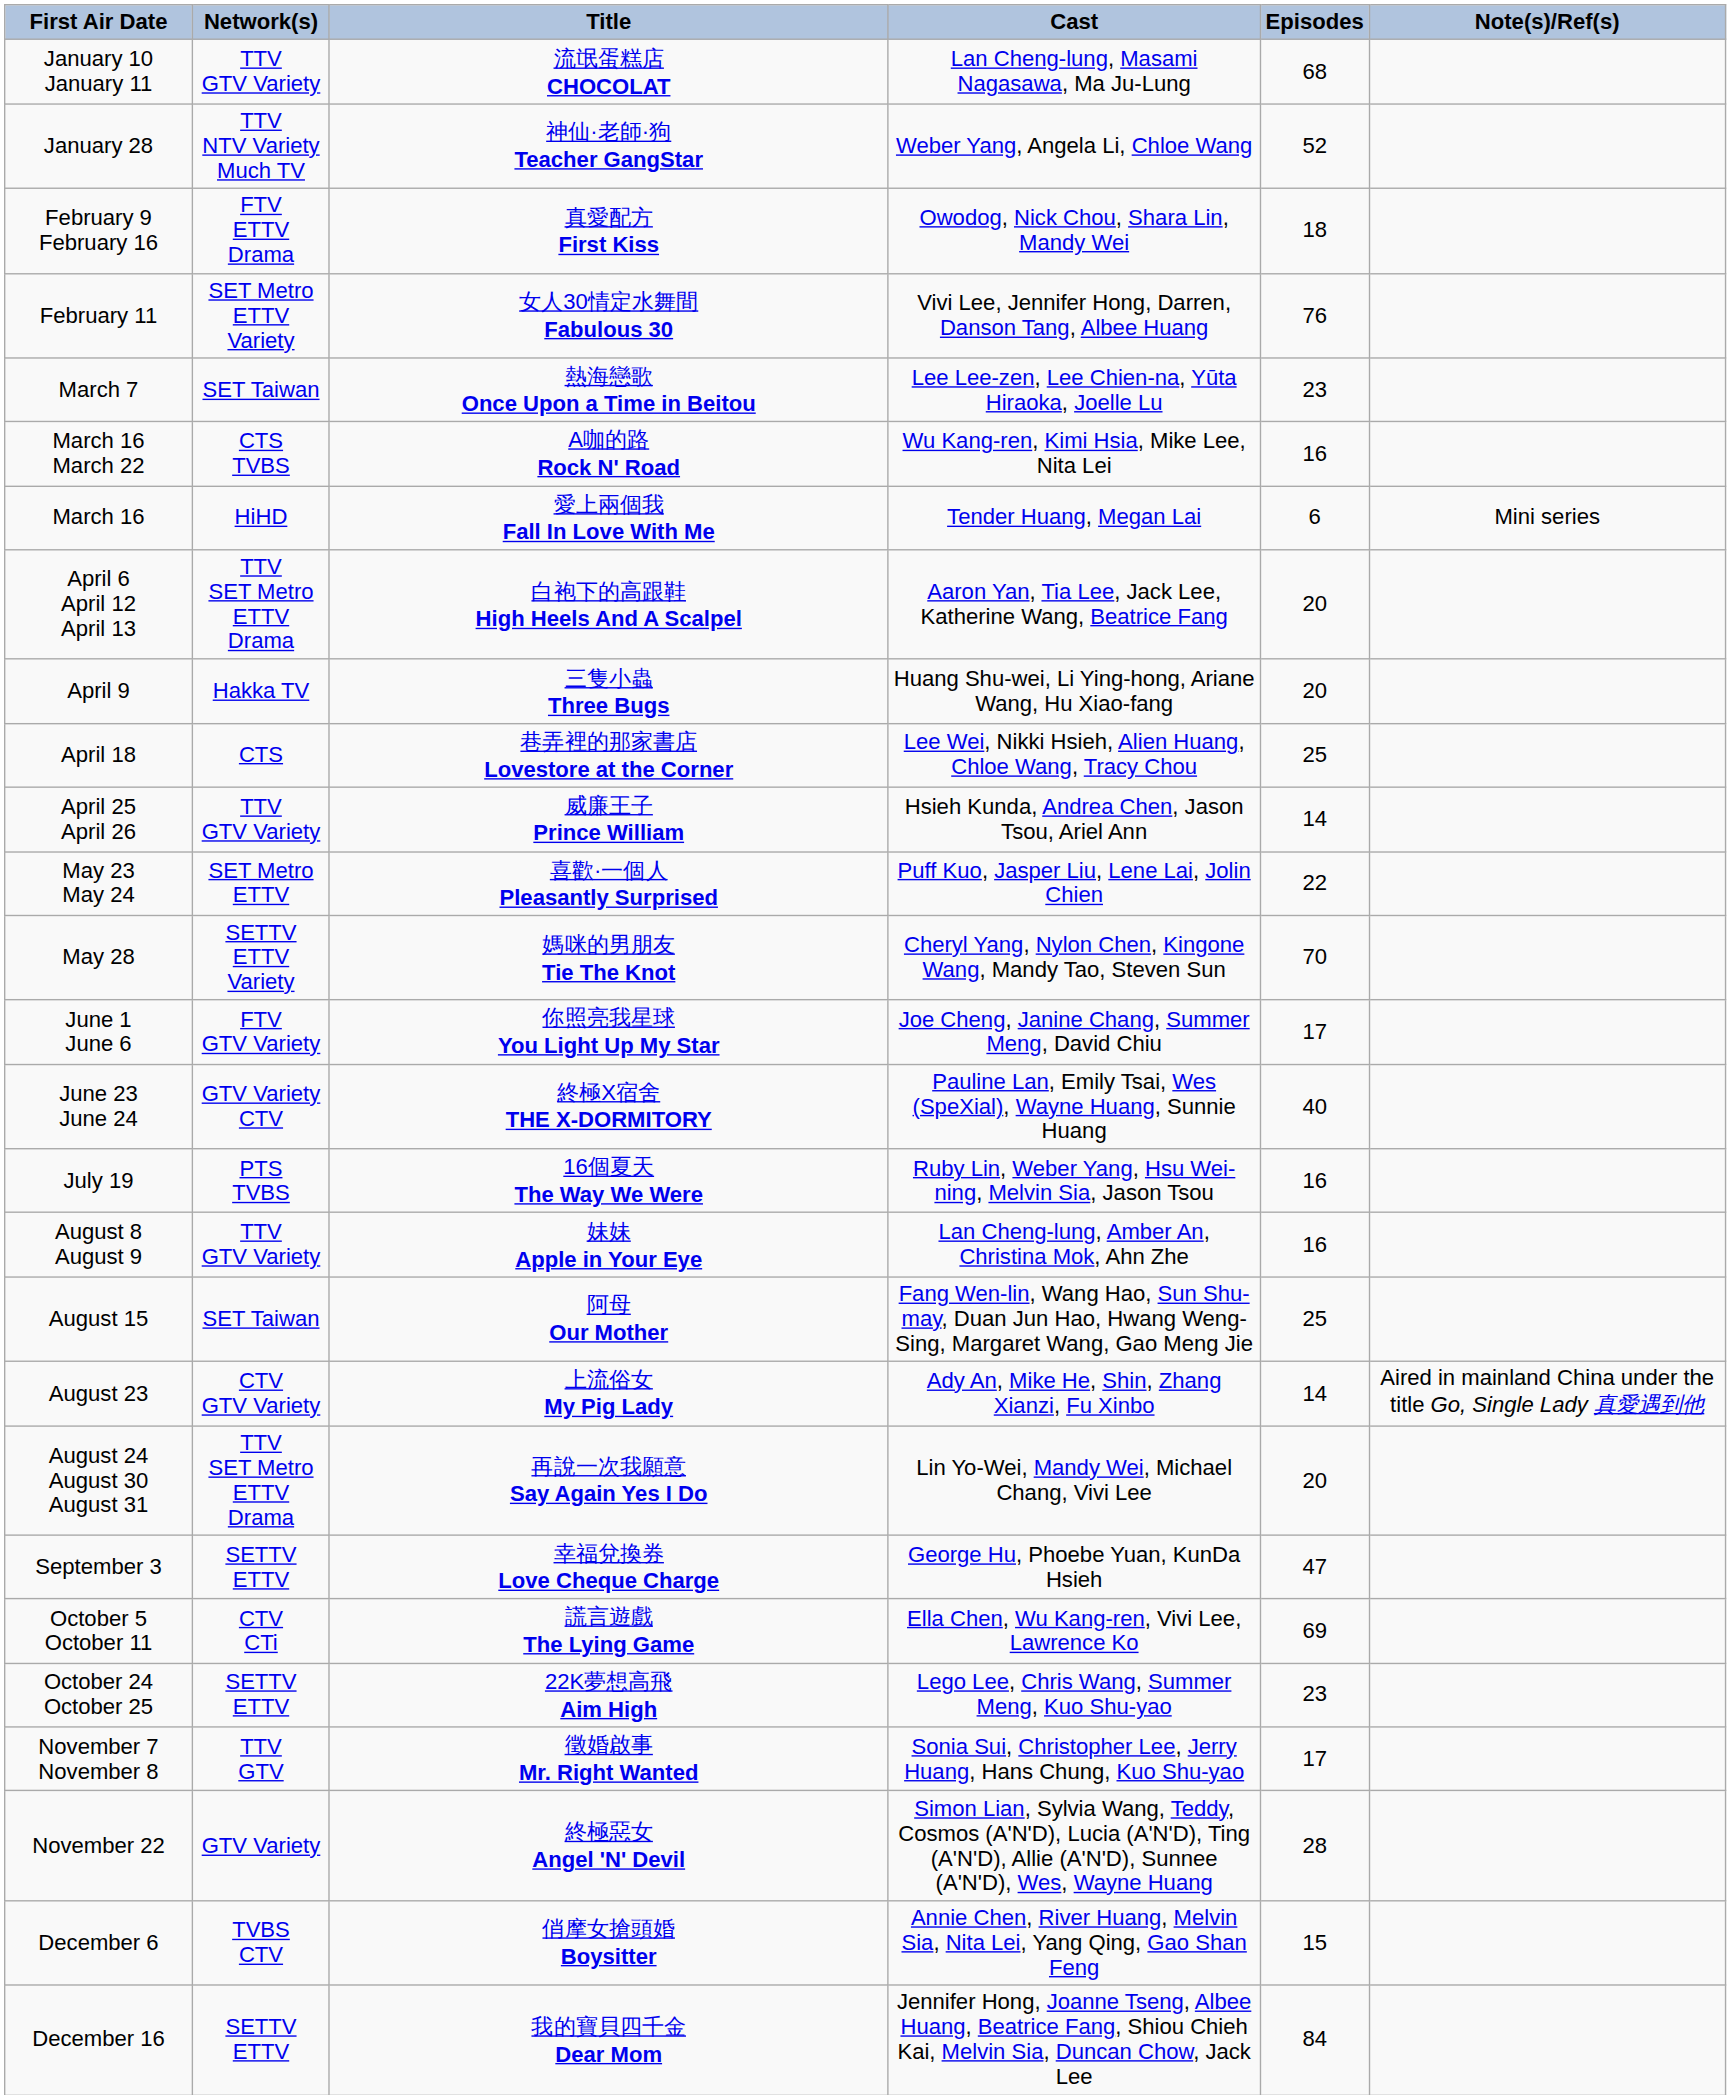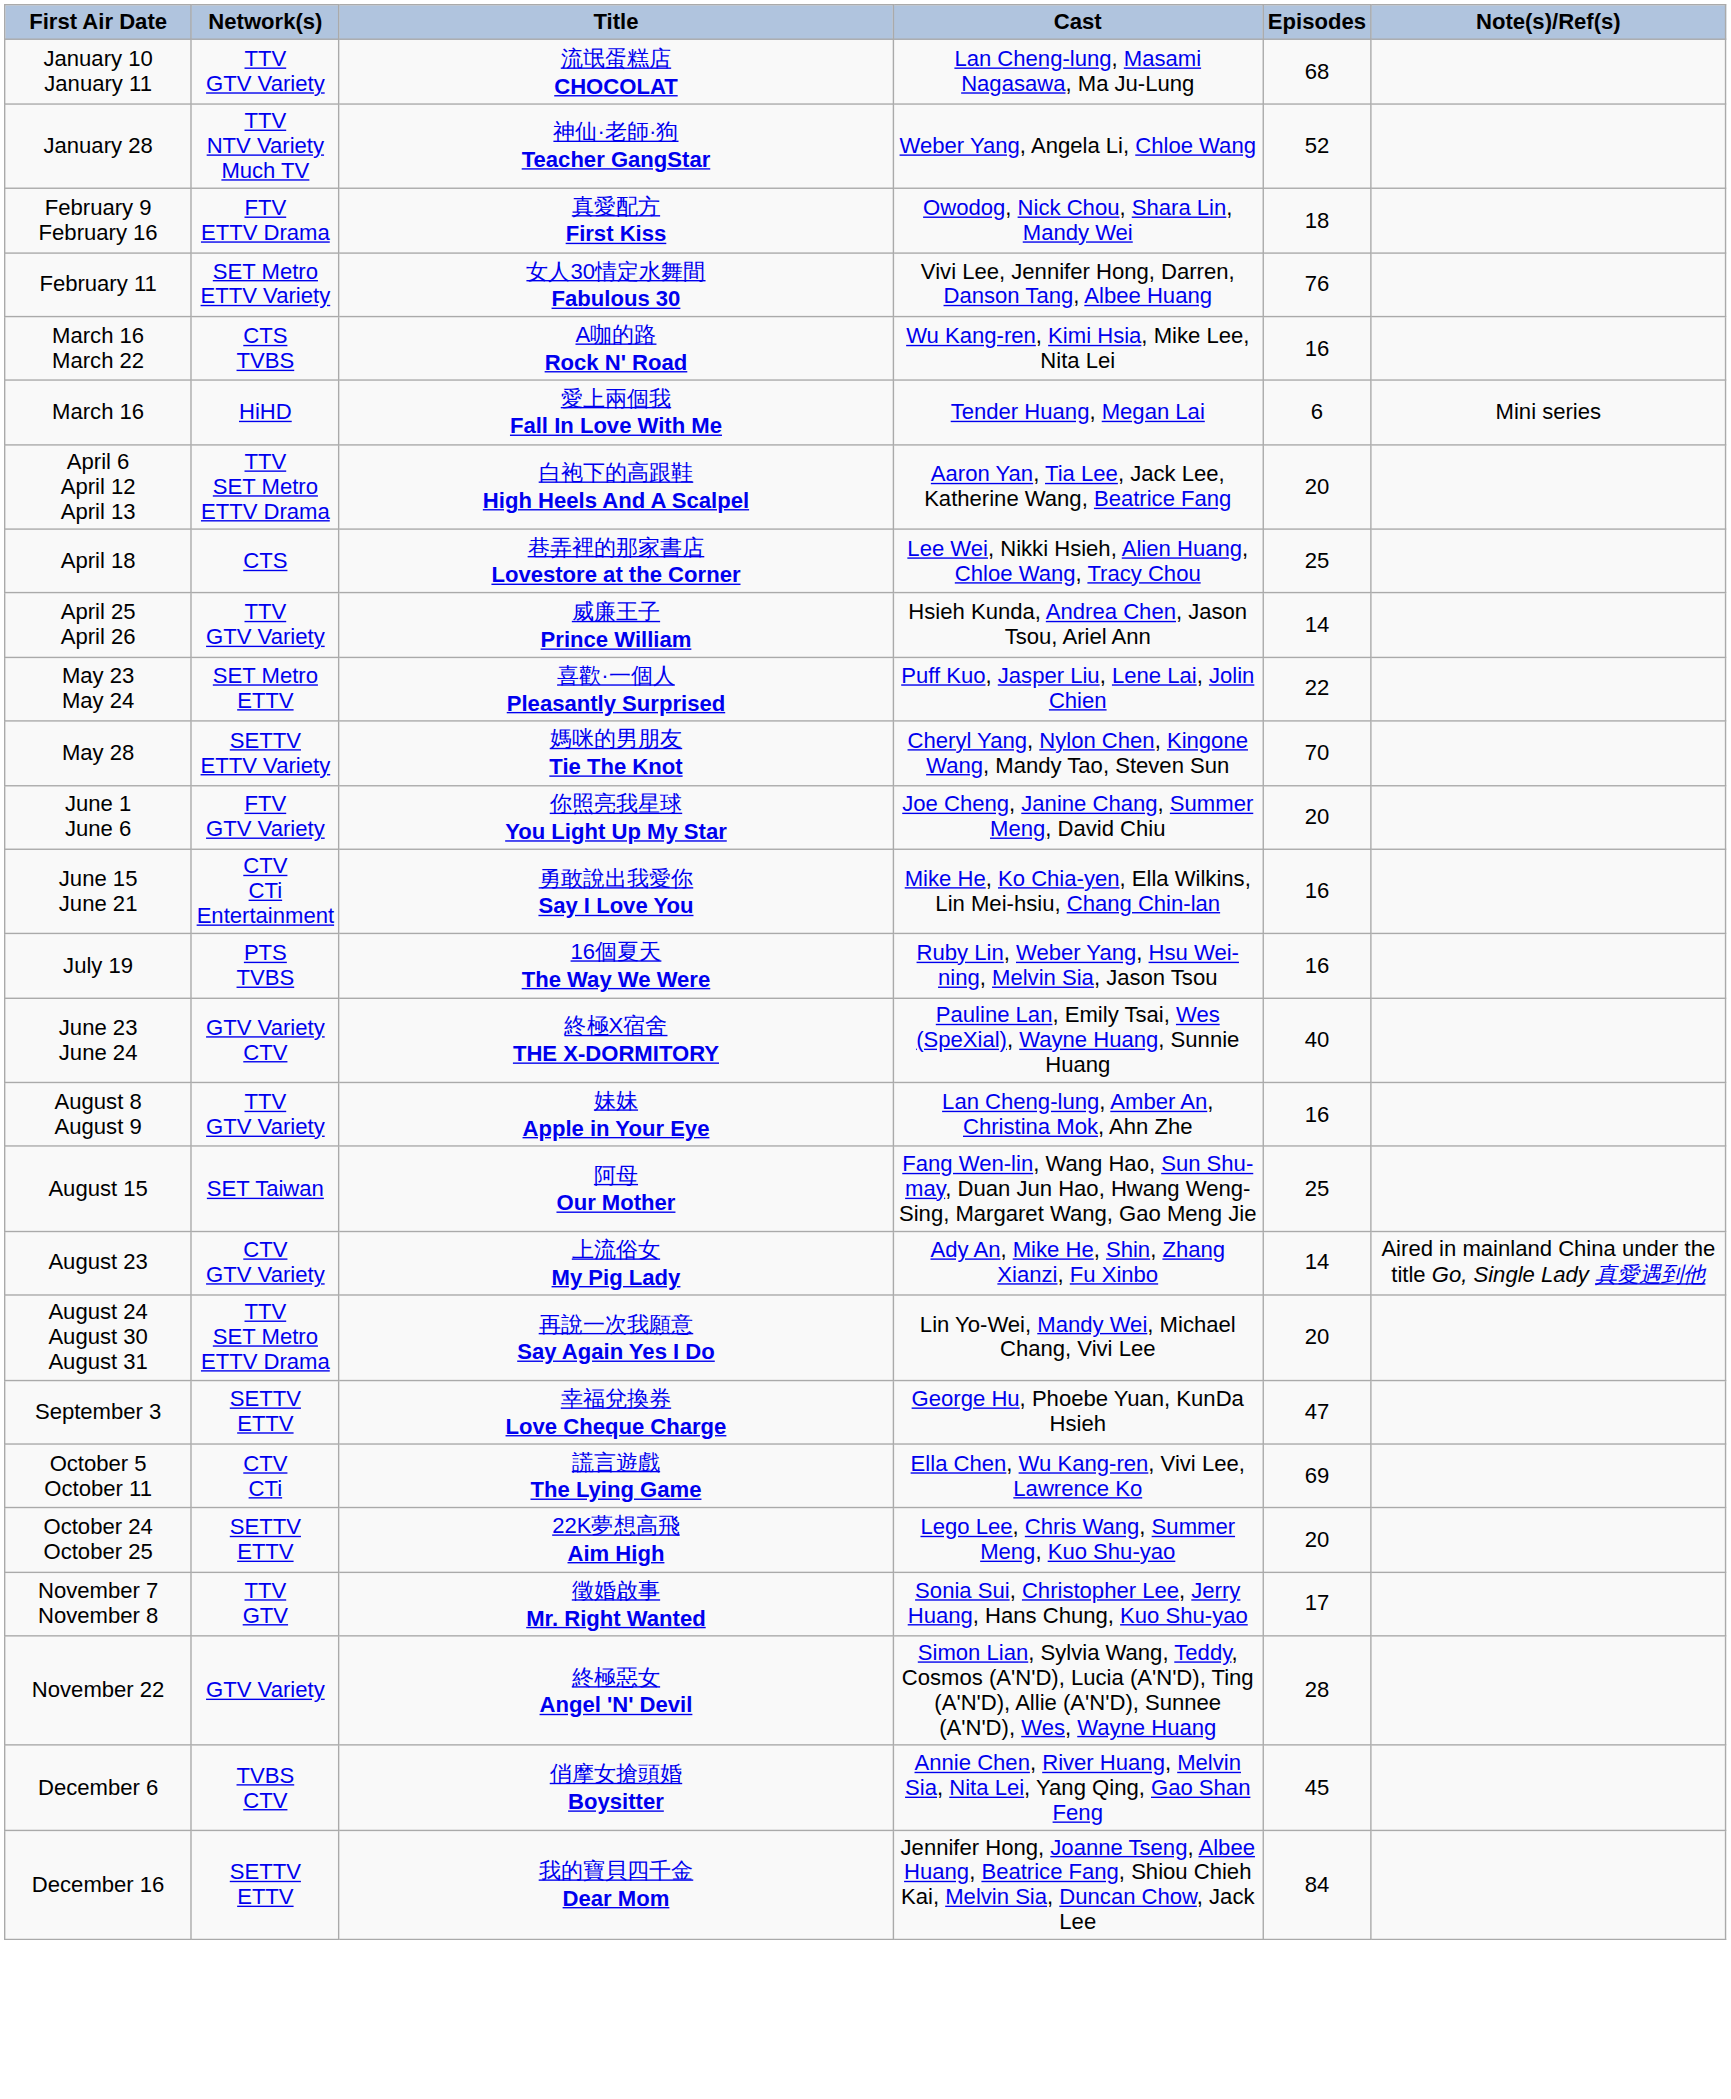- row: (98, 389)
- row: (98, 691)
(1315, 1031) 17 -> (1317, 816) 20
+ row: (98, 891)
rows swapped: (99, 1106) <-> (98, 1180)
(1315, 1694) 23 -> (1317, 1539) 20
(1315, 1942) 15 -> (1317, 1787) 45
